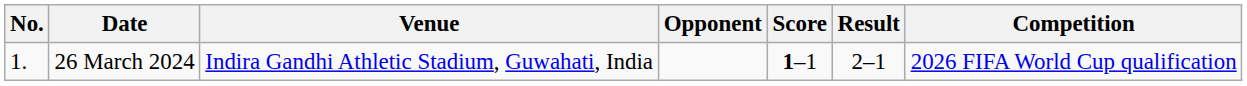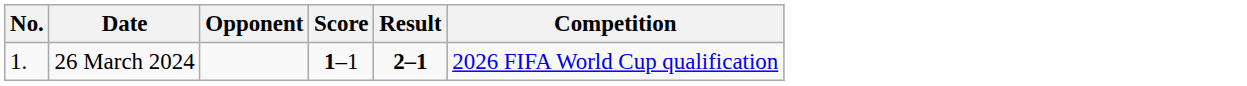- column: (429, 23)
(869, 61) normal -> (410, 61) bold
